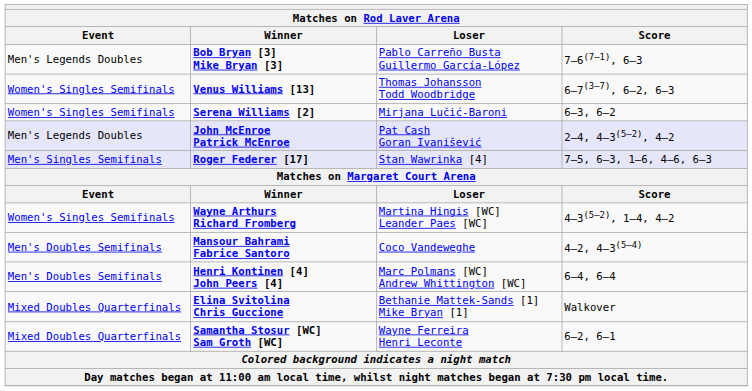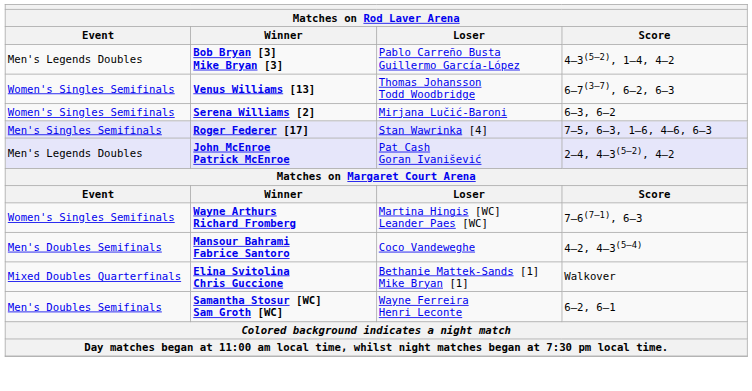(603, 59) 7–6(7–1), 6–3 -> (619, 59) 4–3(5–2), 1–4, 4–2
rows swapped: (251, 159) <-> (241, 136)
(619, 218) 4–3(5–2), 1–4, 4–2 -> (603, 218) 7–6(7–1), 6–3
- row: (251, 277)
(94, 336) Mixed Doubles Quarterfinals -> (85, 307) Men's Doubles Semifinals
